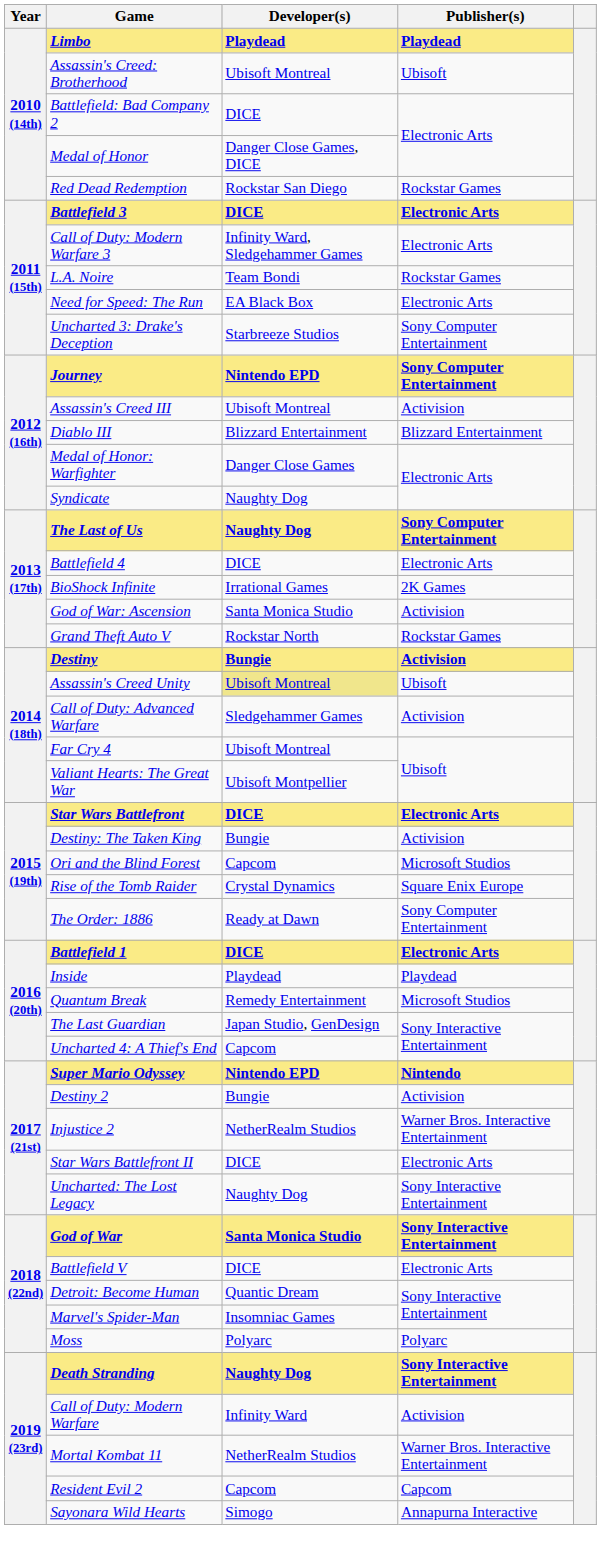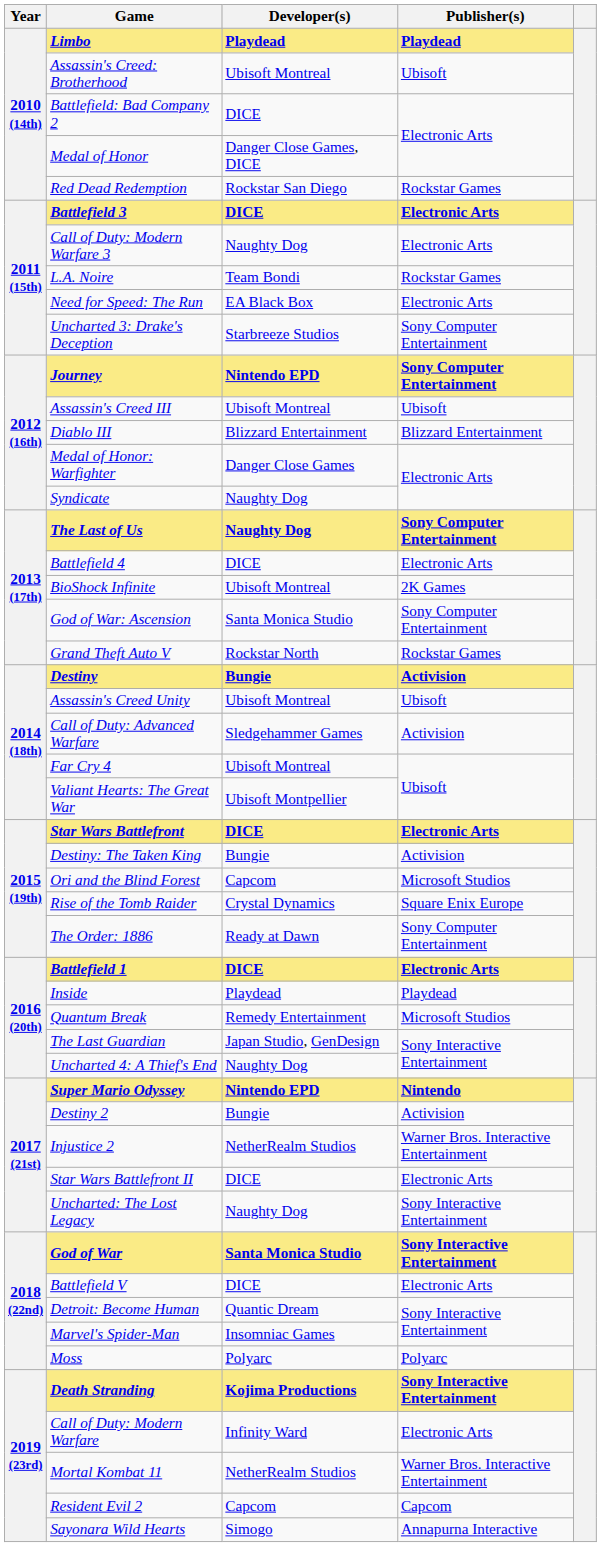(294, 245) Infinity Ward, Sledgehammer Games -> (267, 245) Naughty Dog
(433, 408) Activision -> (424, 408) Ubisoft
(277, 587) Irrational Games -> (278, 587) Ubisoft Montreal
(433, 611) Activision -> (449, 619) Sony Computer Entertainment
(278, 683) khaki background -> (278, 700) no background
(251, 1048) Capcom -> (267, 1065) Naughty Dog
(268, 1373) Naughty Dog -> (291, 1390) Kojima Productions
(433, 1414) Activision -> (447, 1431) Electronic Arts
